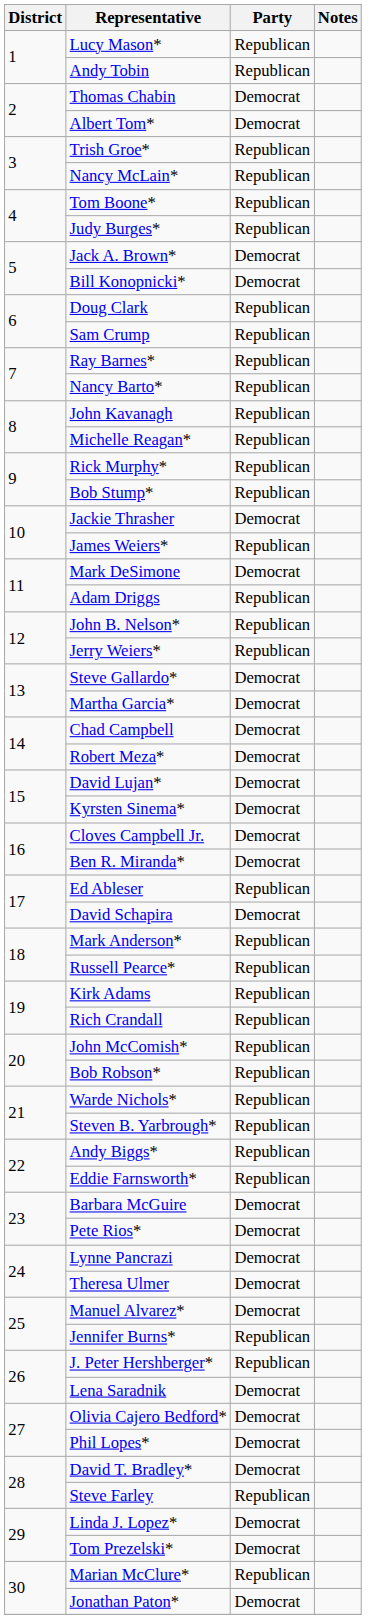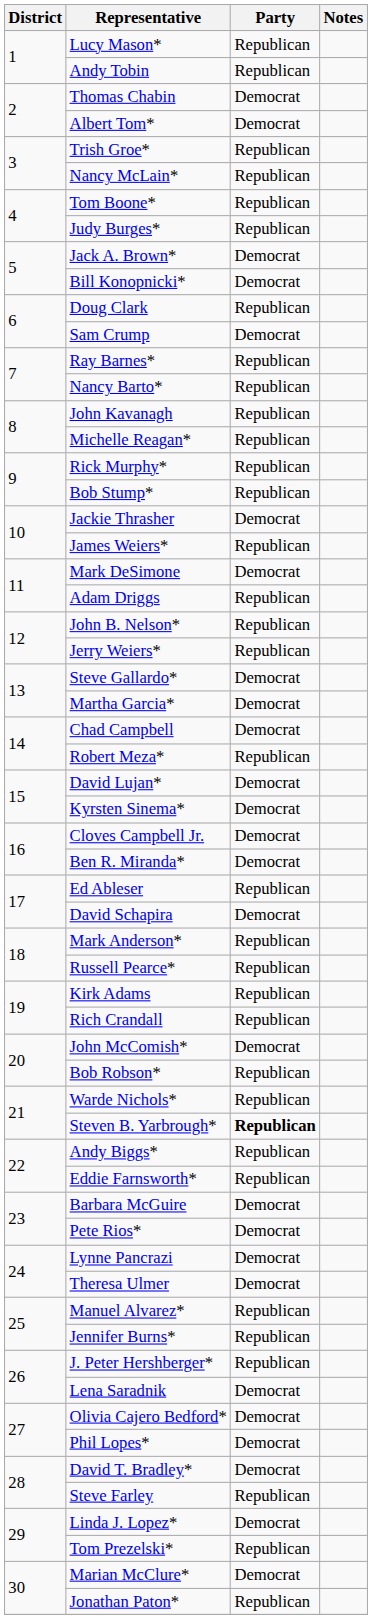(272, 334) Republican -> (267, 334) Democrat
(267, 756) Democrat -> (272, 756) Republican
(272, 1046) Republican -> (267, 1046) Democrat
(272, 1126) normal -> (275, 1126) bold
(267, 1310) Democrat -> (272, 1310) Republican
(267, 1548) Democrat -> (272, 1548) Republican
(272, 1574) Republican -> (267, 1574) Democrat
(267, 1601) Democrat -> (272, 1601) Republican
